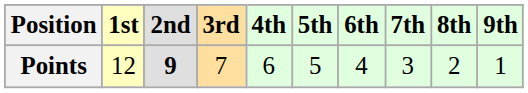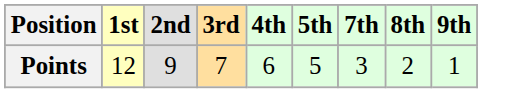- column: (361, 24)
(171, 65) bold -> (171, 65) normal
